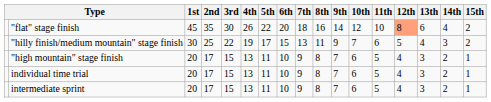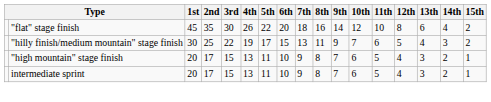(399, 27) lightsalmon background -> (399, 27) no background
- row: (50, 74)
